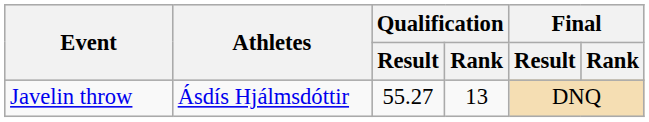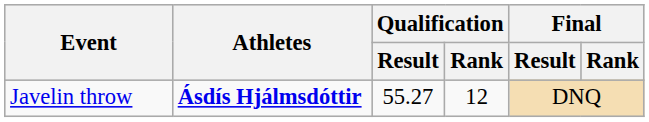(263, 98) normal -> (270, 98) bold
(477, 98) 13 -> (477, 98) 12
